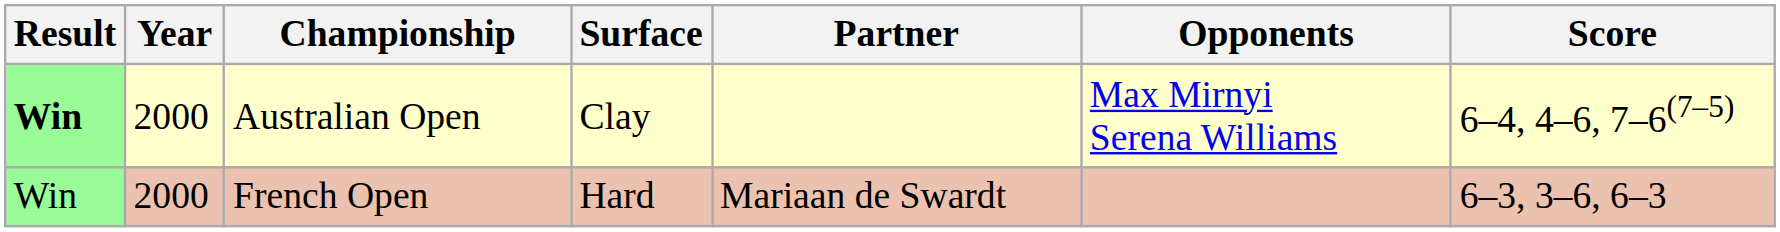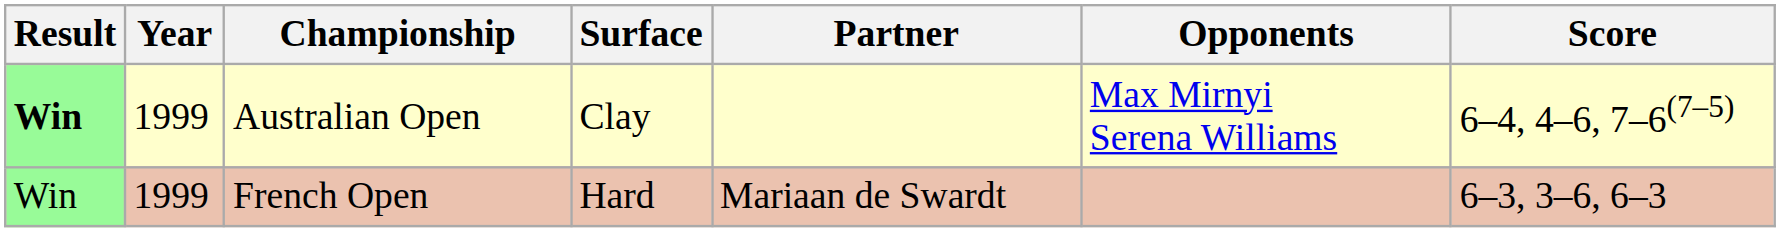(171, 115) 2000 -> (171, 115) 1999
(171, 195) 2000 -> (171, 195) 1999
